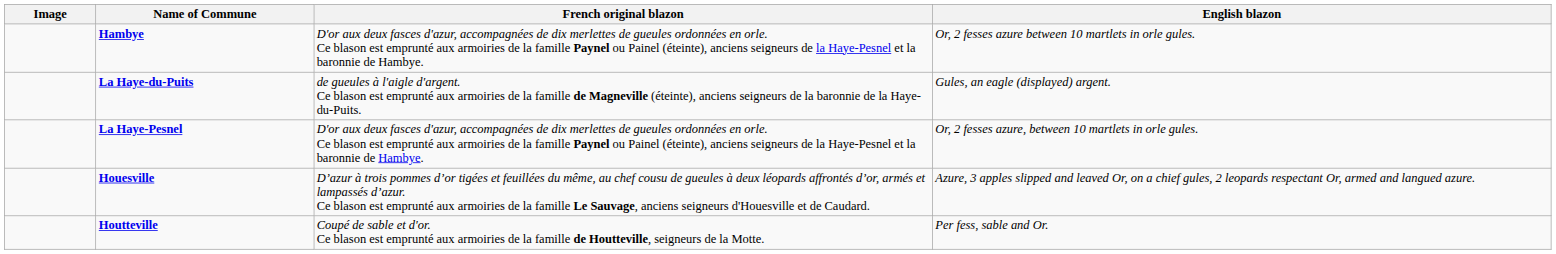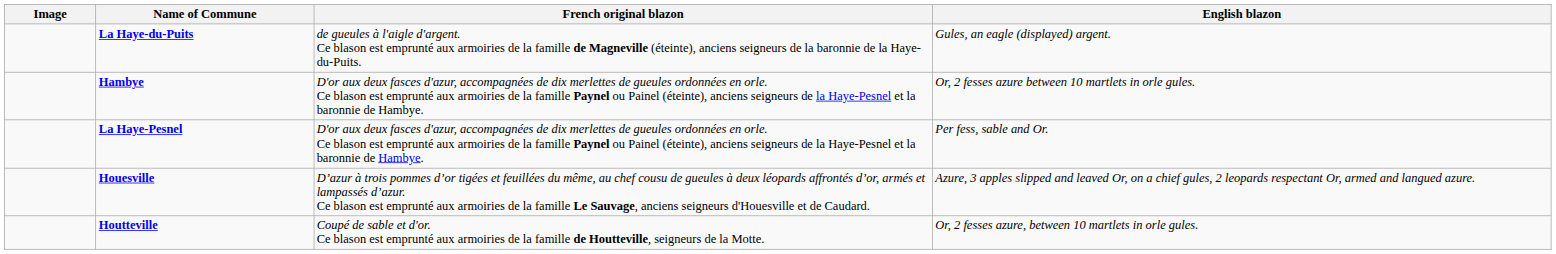rows swapped: (121, 34) <-> (146, 82)
(1067, 129) Or, 2 fesses azure, between 10 martlets in orle gules. -> (992, 129) Per fess, sable and Or.
(992, 225) Per fess, sable and Or. -> (1067, 225) Or, 2 fesses azure, between 10 martlets in orle gules.
